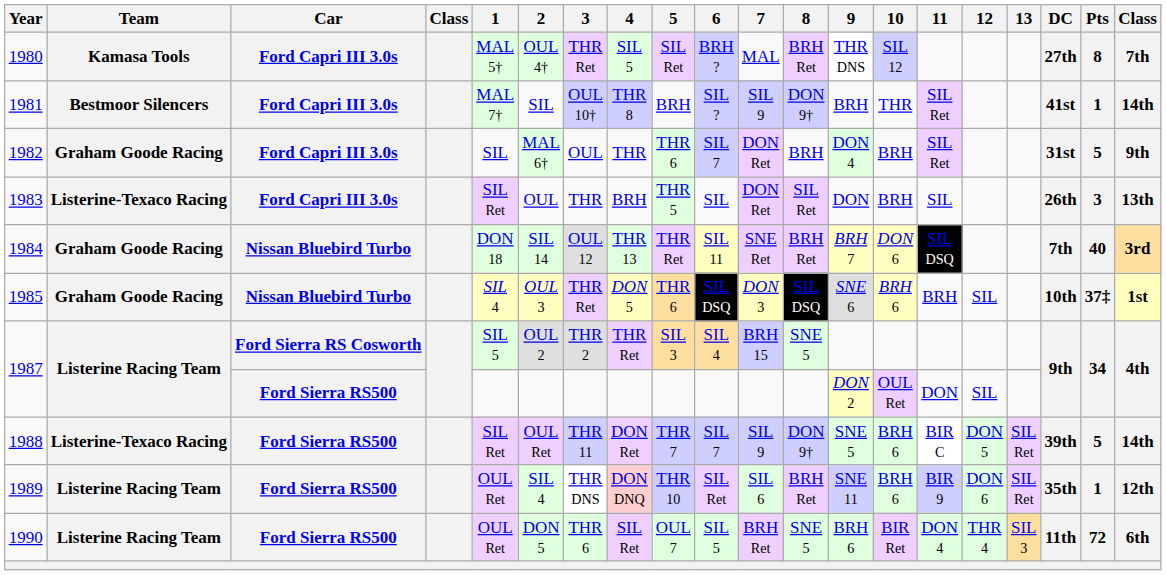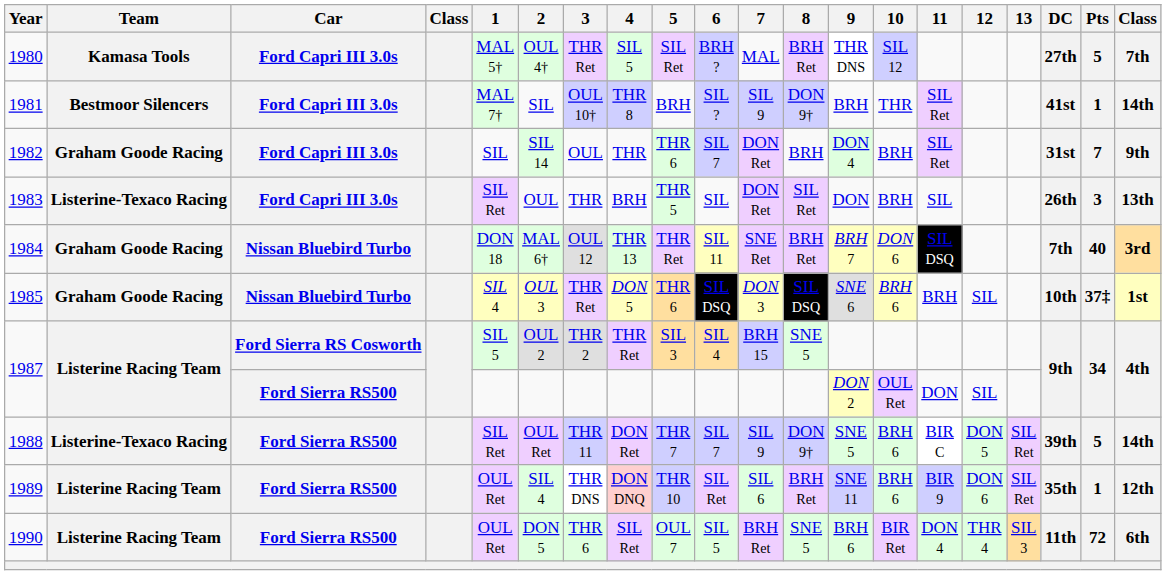(1097, 56) 8 -> (1097, 56) 5
(541, 151) MAL 6† -> (541, 151) SIL 14
(1097, 152) 5 -> (1097, 152) 7
(541, 247) SIL 14 -> (541, 247) MAL 6†
